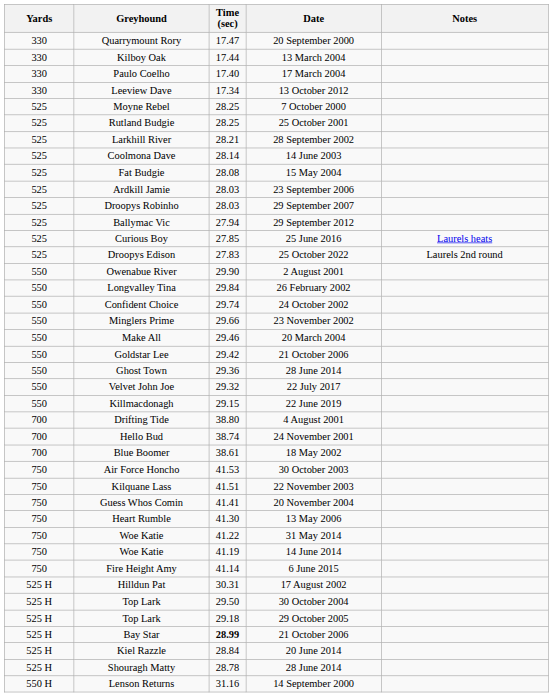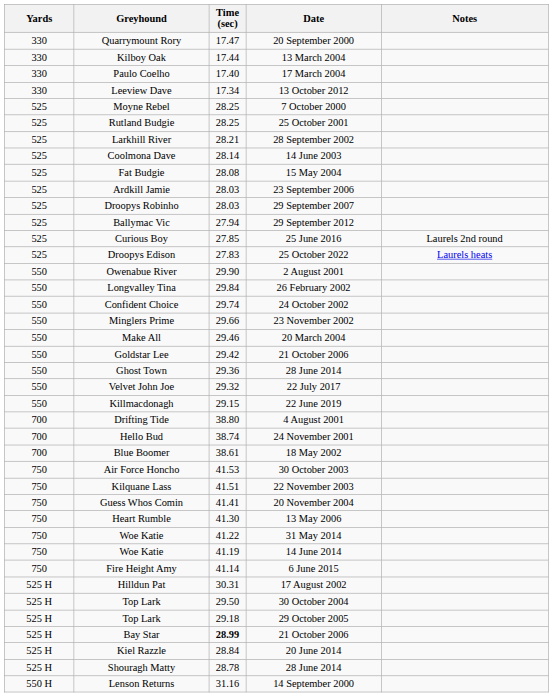(465, 238) Laurels heats -> (465, 238) Laurels 2nd round
(465, 255) Laurels 2nd round -> (465, 255) Laurels heats
